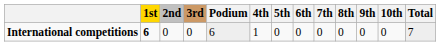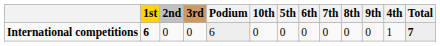columns swapped: (261, 13) <-> (392, 13)
(411, 31) normal -> (411, 31) bold
